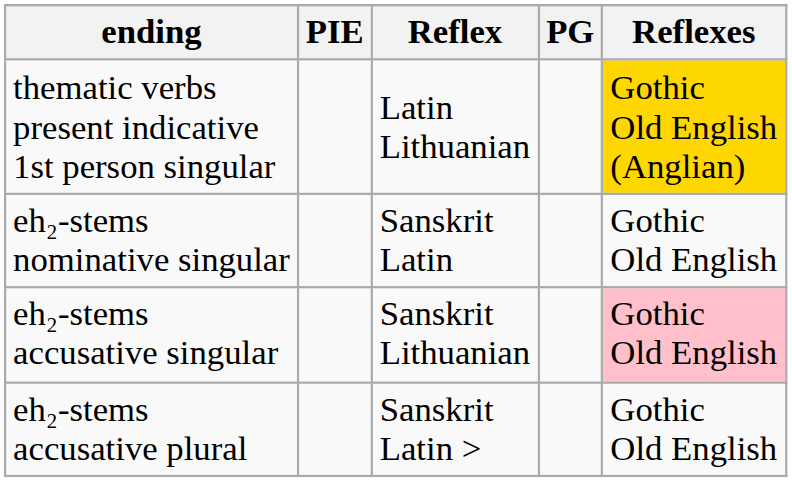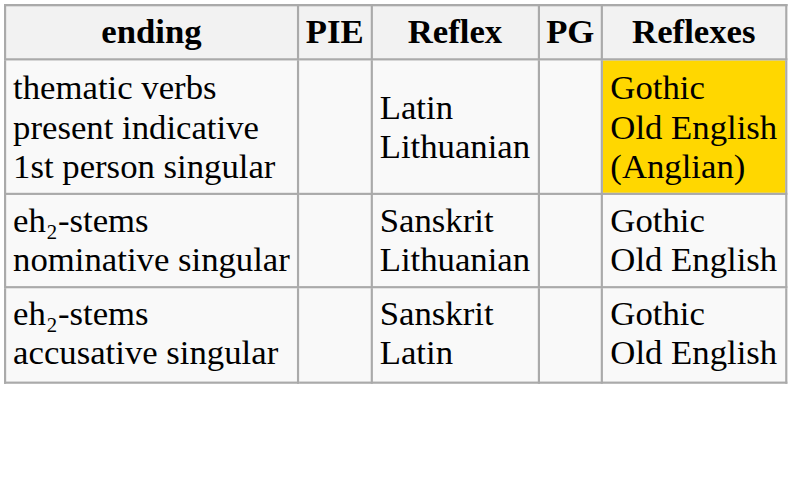(437, 239) Sanskrit Latin -> (455, 239) Sanskrit Lithuanian
(455, 333) Sanskrit Lithuanian -> (437, 333) Sanskrit Latin
(694, 333) pink background -> (694, 333) no background
- row: (130, 428)
